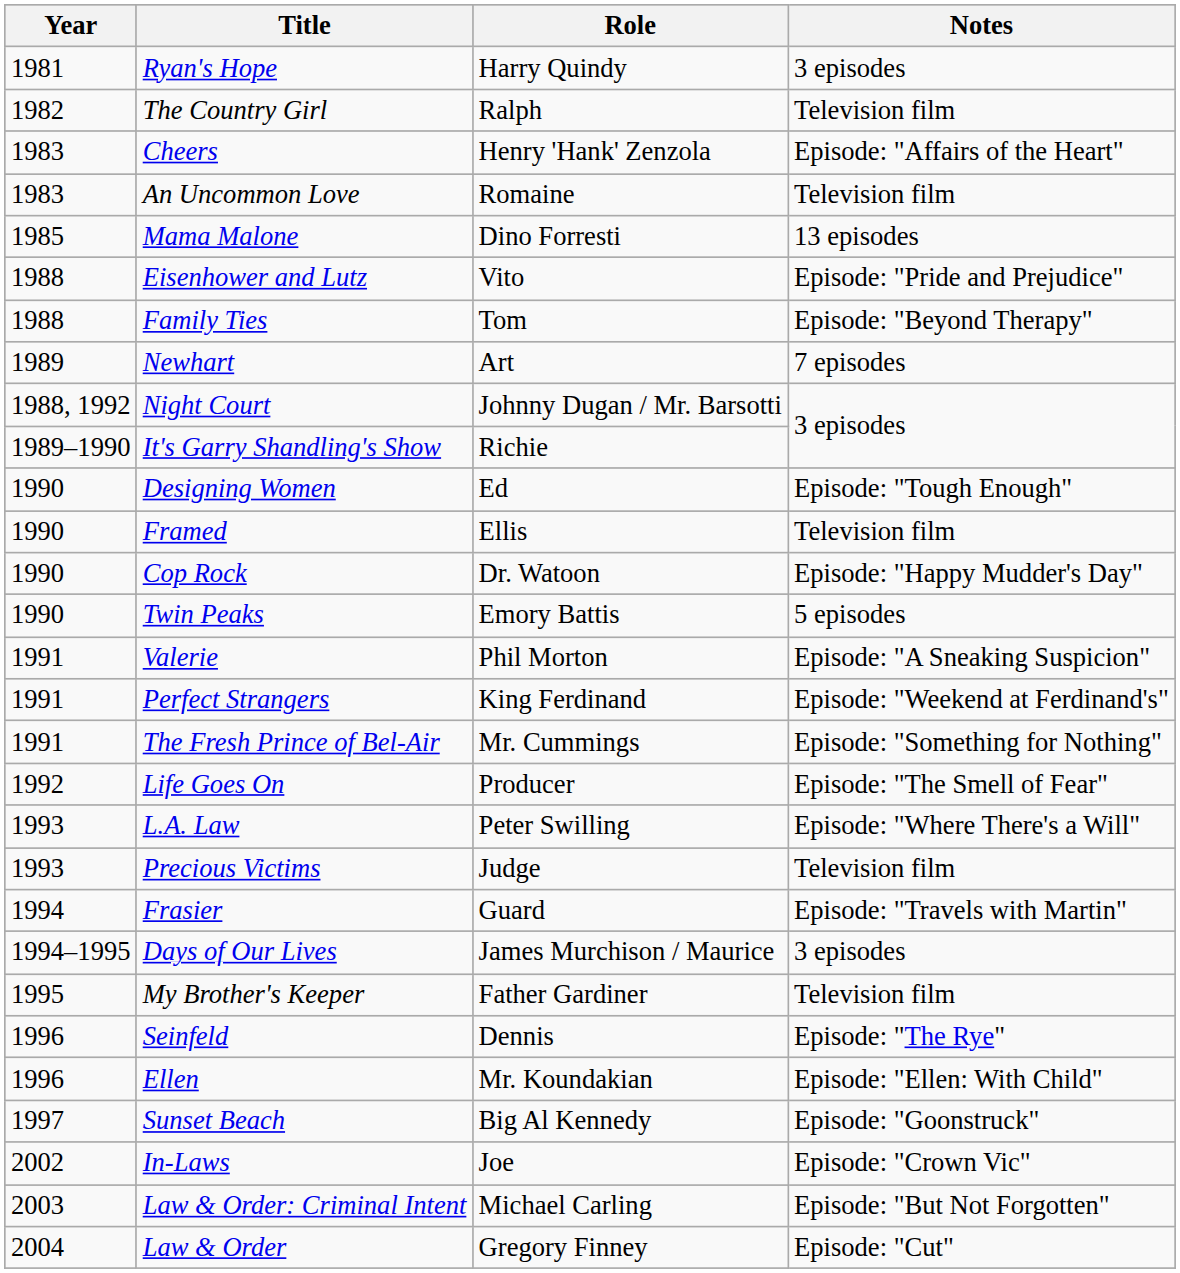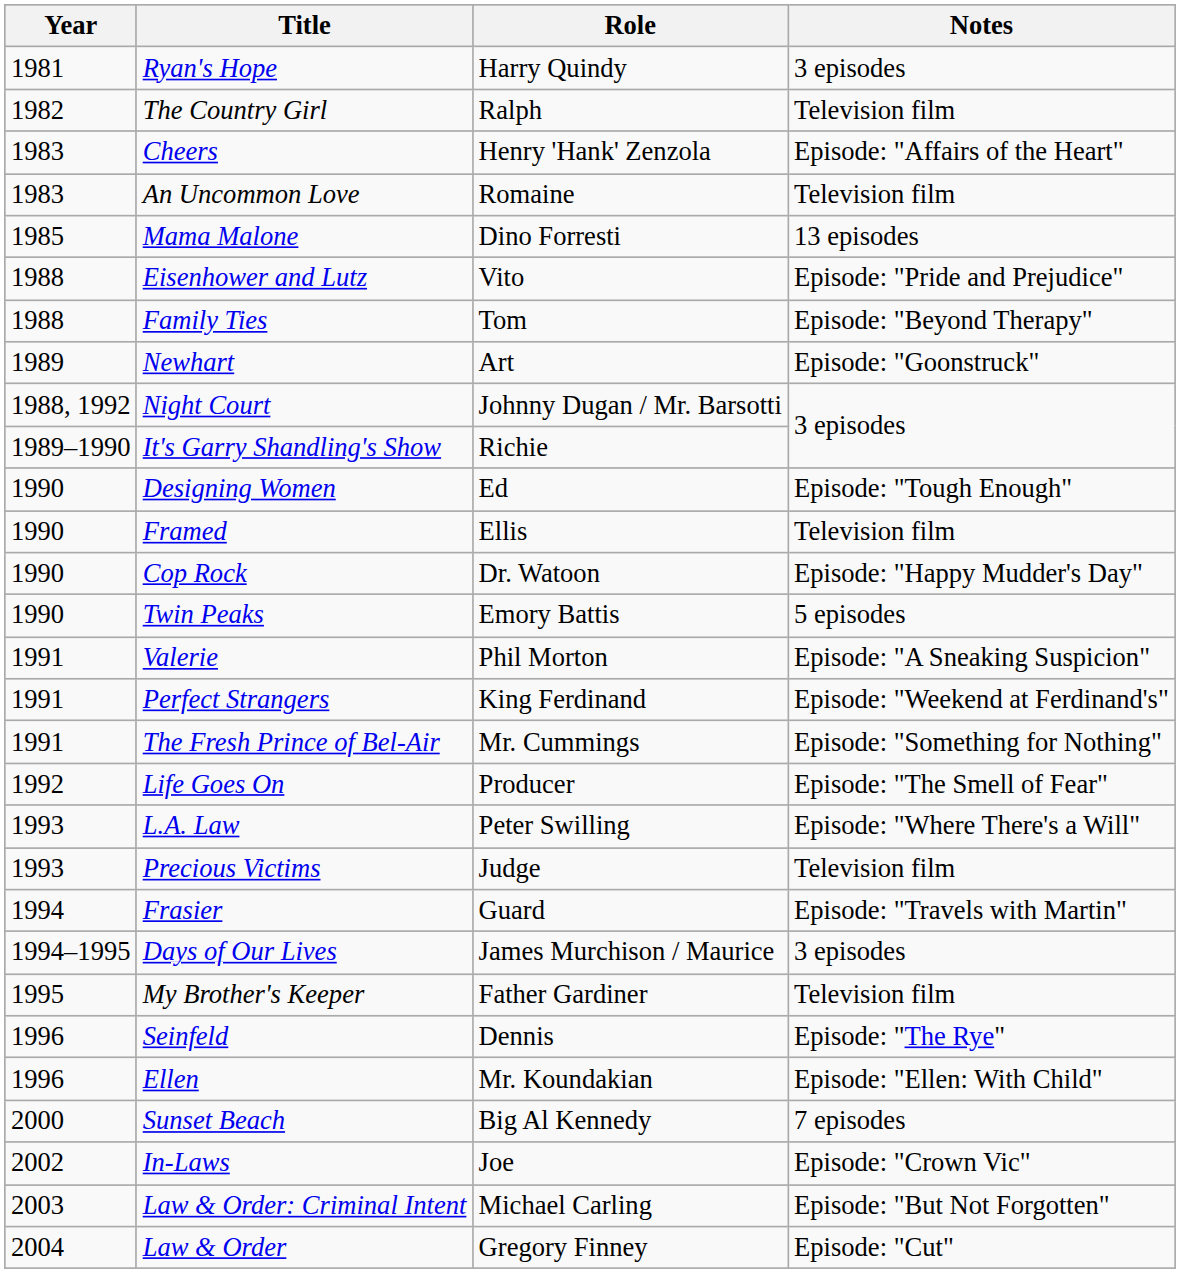(850, 362) 7 episodes -> (917, 362) Episode: "Goonstruck"
(38, 1120) 1997 -> (38, 1120) 2000
(917, 1120) Episode: "Goonstruck" -> (850, 1120) 7 episodes
